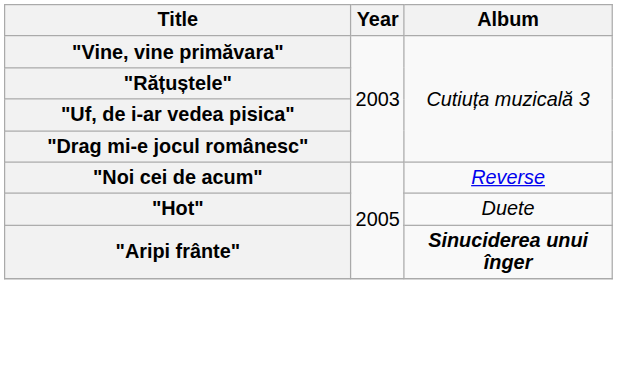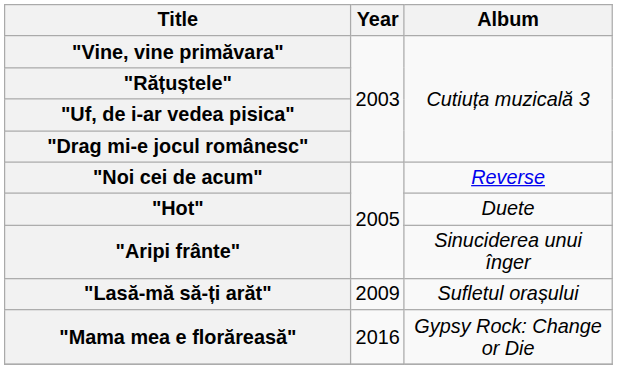(508, 251) bold -> (508, 251) normal
+ row: (178, 294)
+ row: (178, 336)
